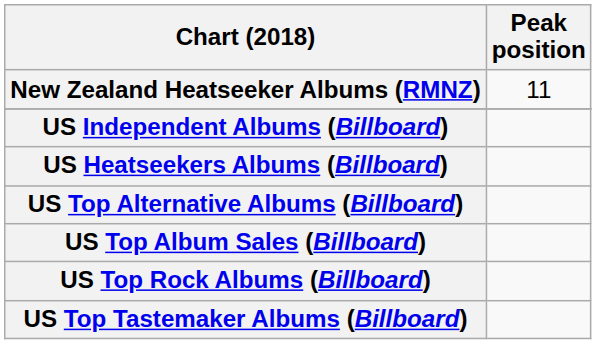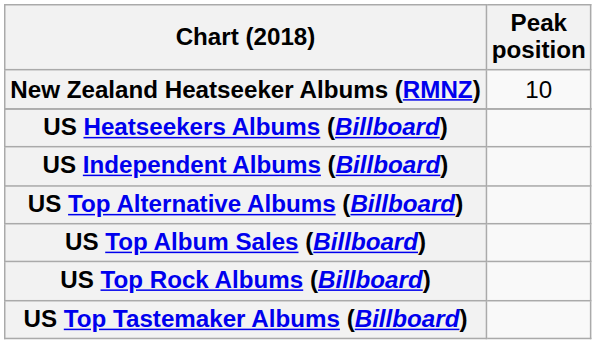(539, 89) 11 -> (539, 89) 10
rows swapped: (245, 165) <-> (245, 127)
